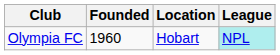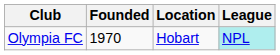(105, 38) 1960 -> (105, 38) 1970
